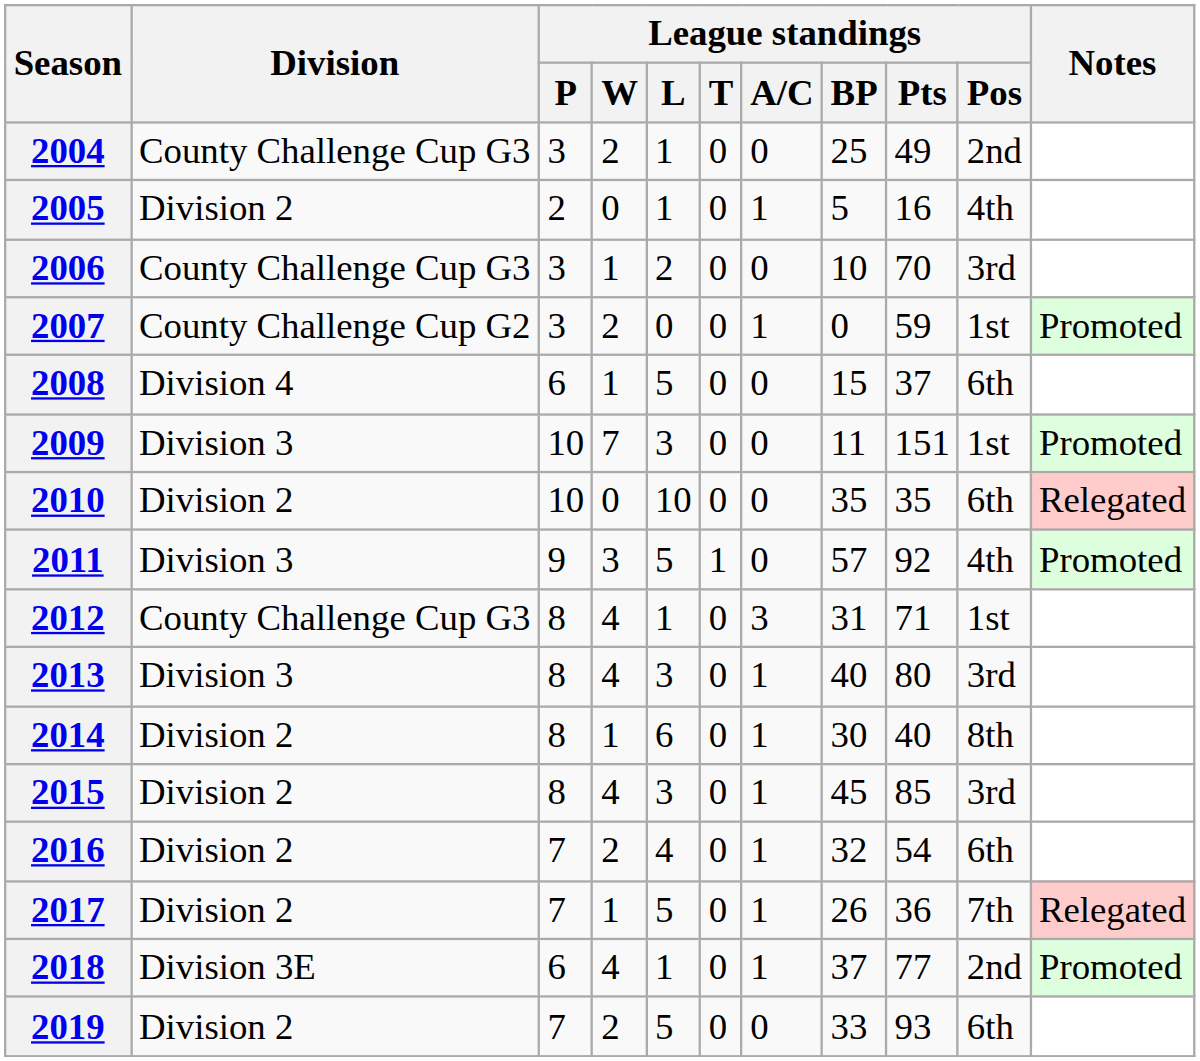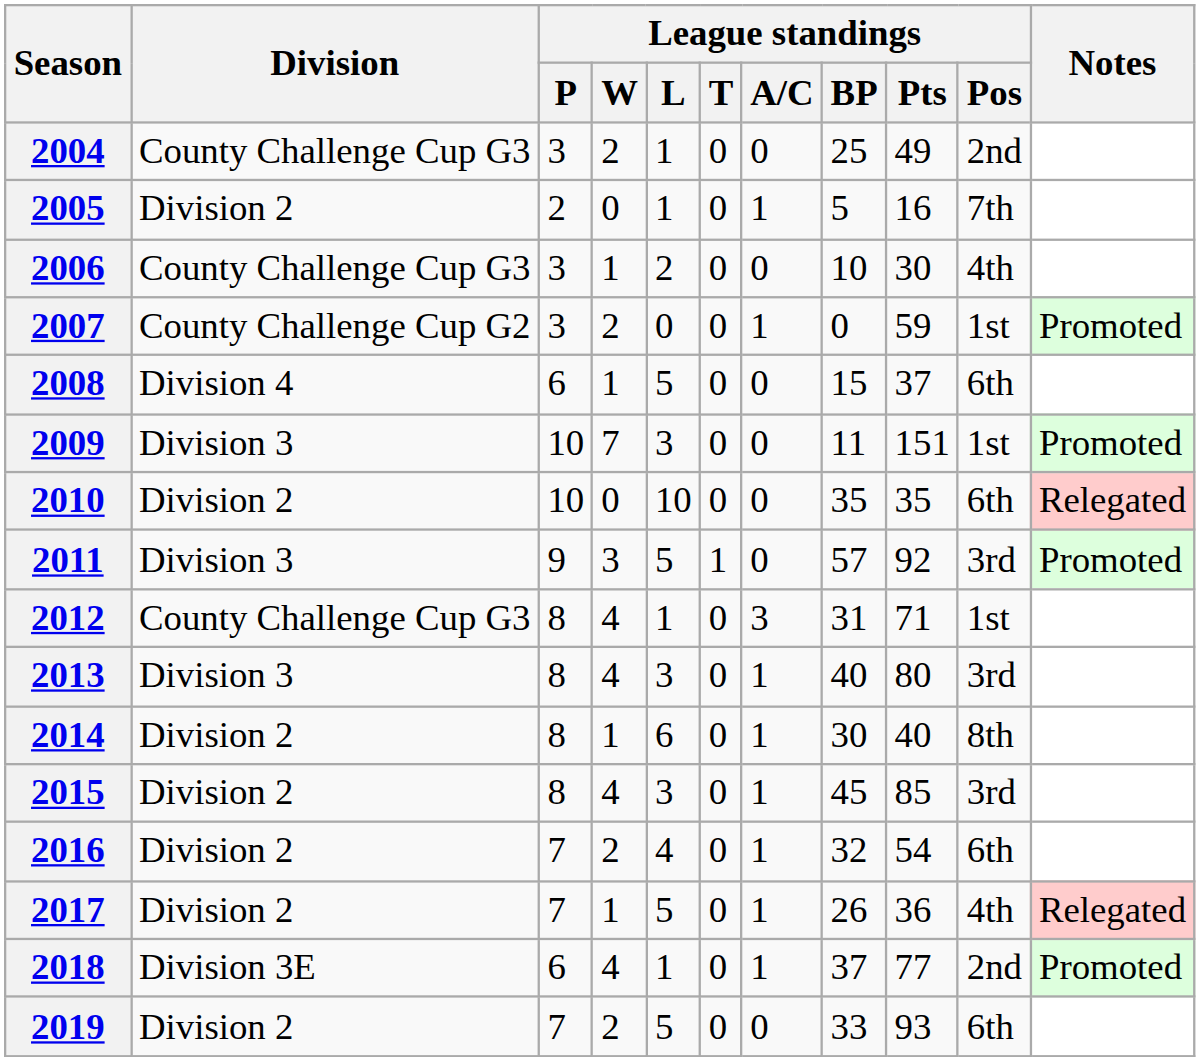(990, 208) 4th -> (990, 208) 7th
(913, 267) 70 -> (913, 267) 30
(991, 267) 3rd -> (990, 267) 4th
(990, 558) 4th -> (991, 558) 3rd
(990, 909) 7th -> (990, 909) 4th
